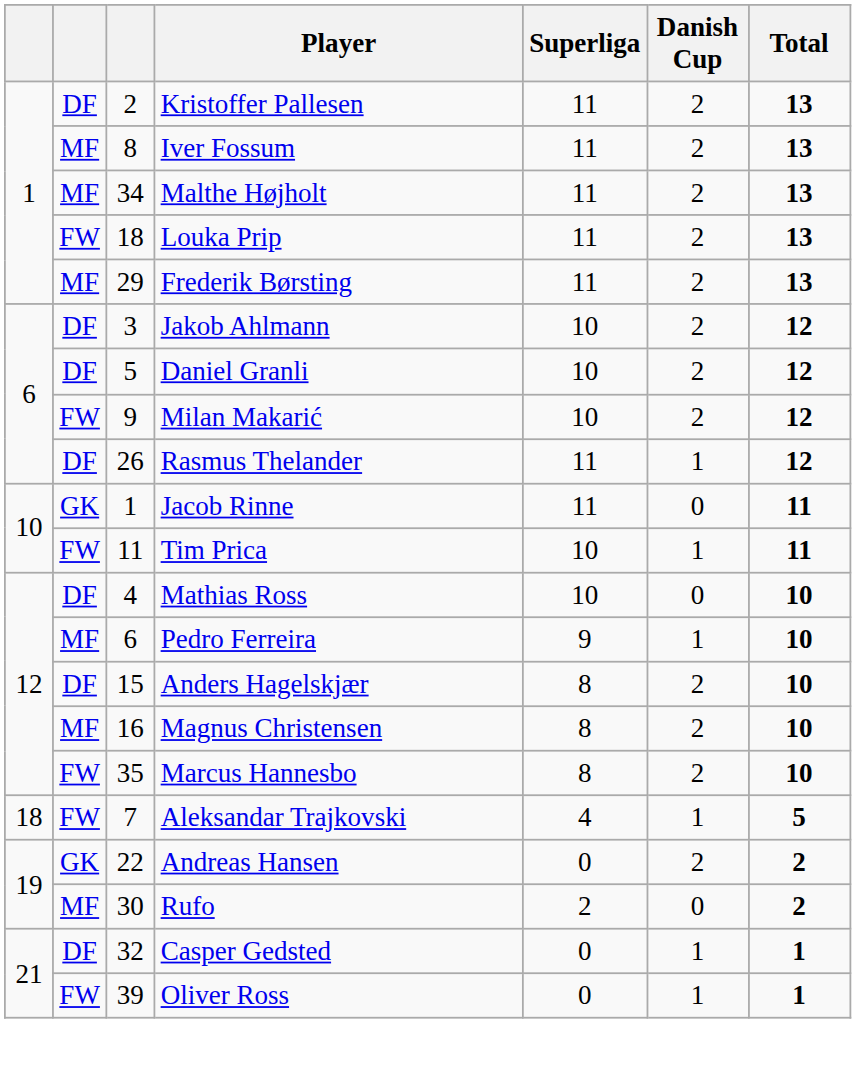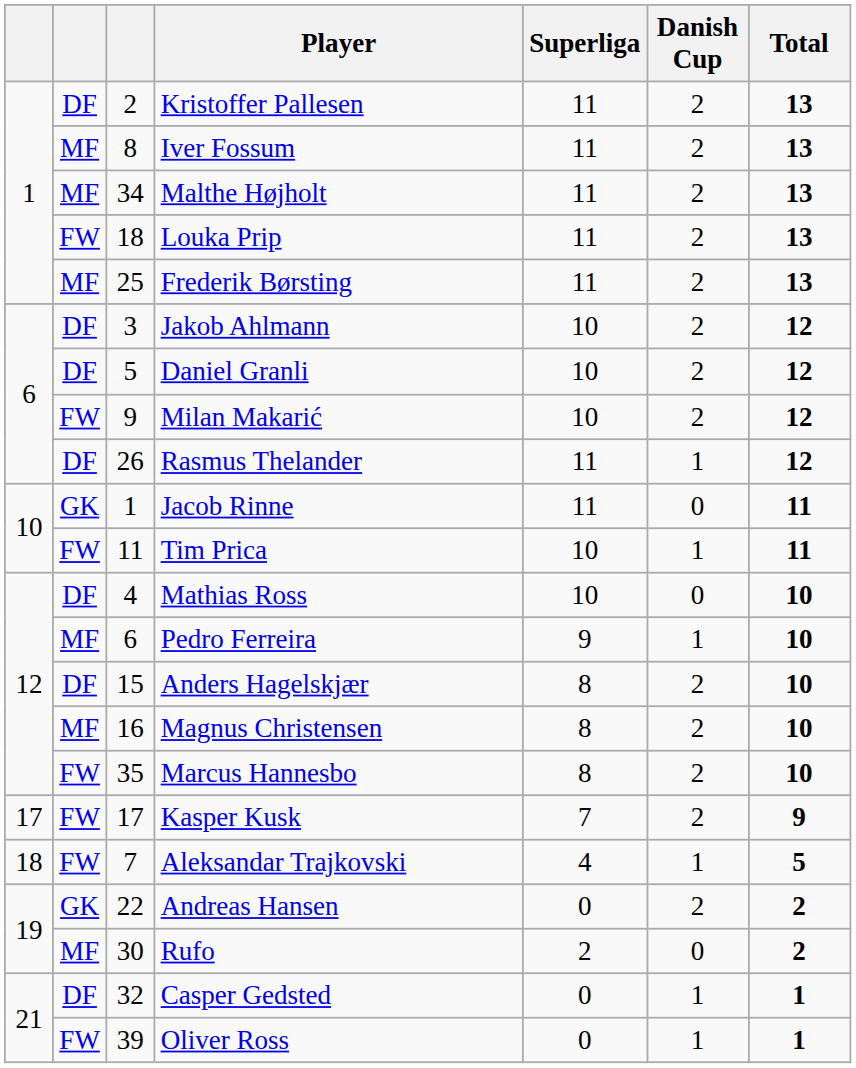(130, 282) 29 -> (130, 282) 25
+ row: (231, 817)
